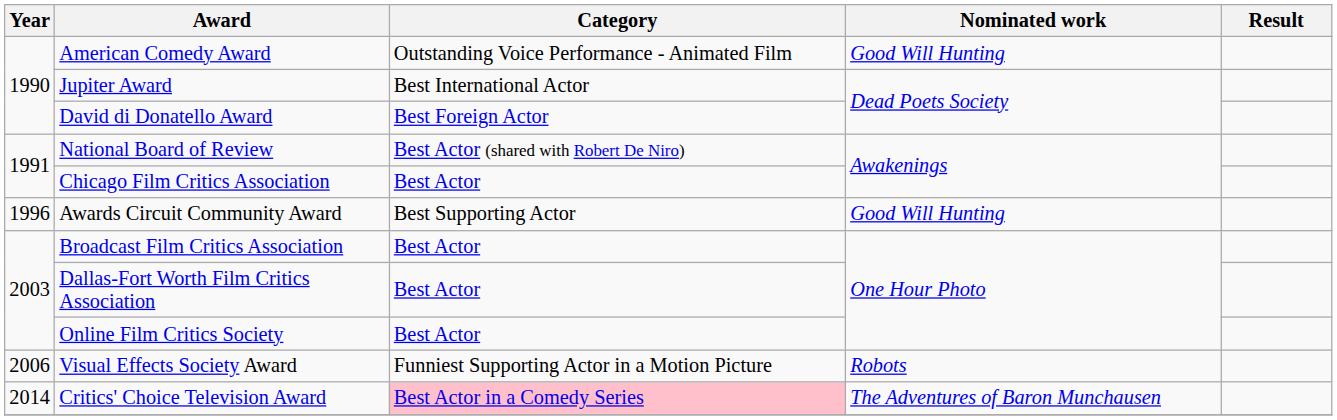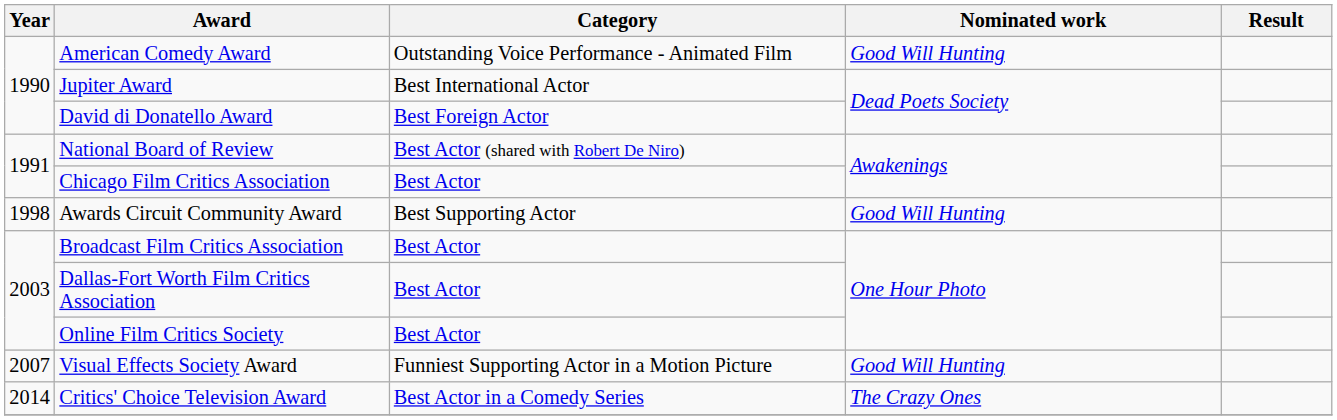(30, 213) 1996 -> (30, 213) 1998
(30, 365) 2006 -> (30, 365) 2007
(878, 365) Robots -> (928, 365) Good Will Hunting
(519, 397) pink background -> (519, 397) no background
(1006, 397) The Adventures of Baron Munchausen -> (916, 397) The Crazy Ones
